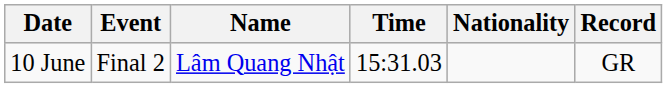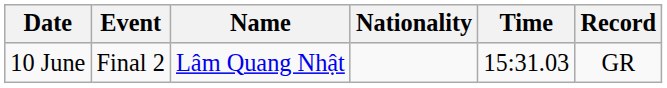columns swapped: (511, 23) <-> (399, 23)
